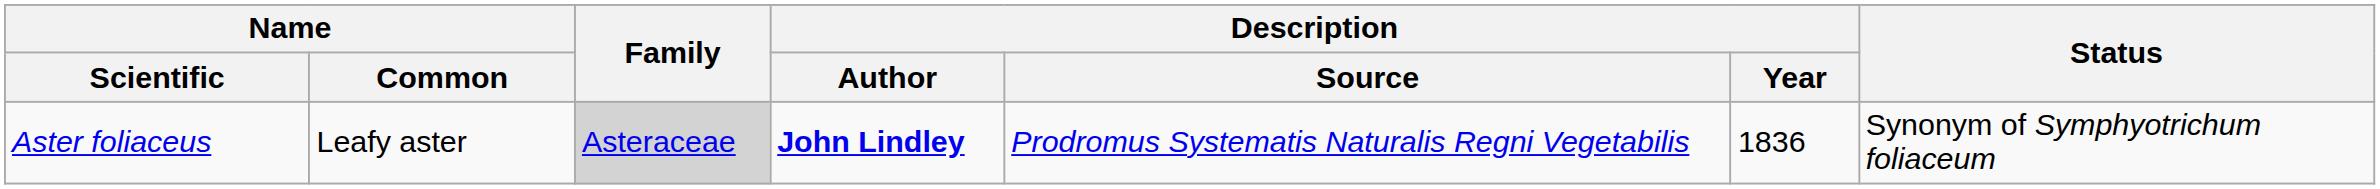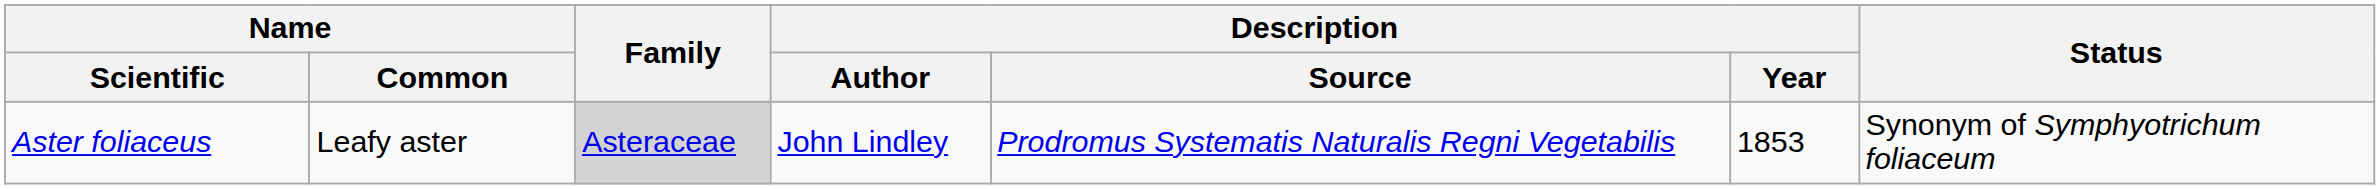(871, 142) bold -> (863, 142) normal
(1772, 142) 1836 -> (1771, 142) 1853
